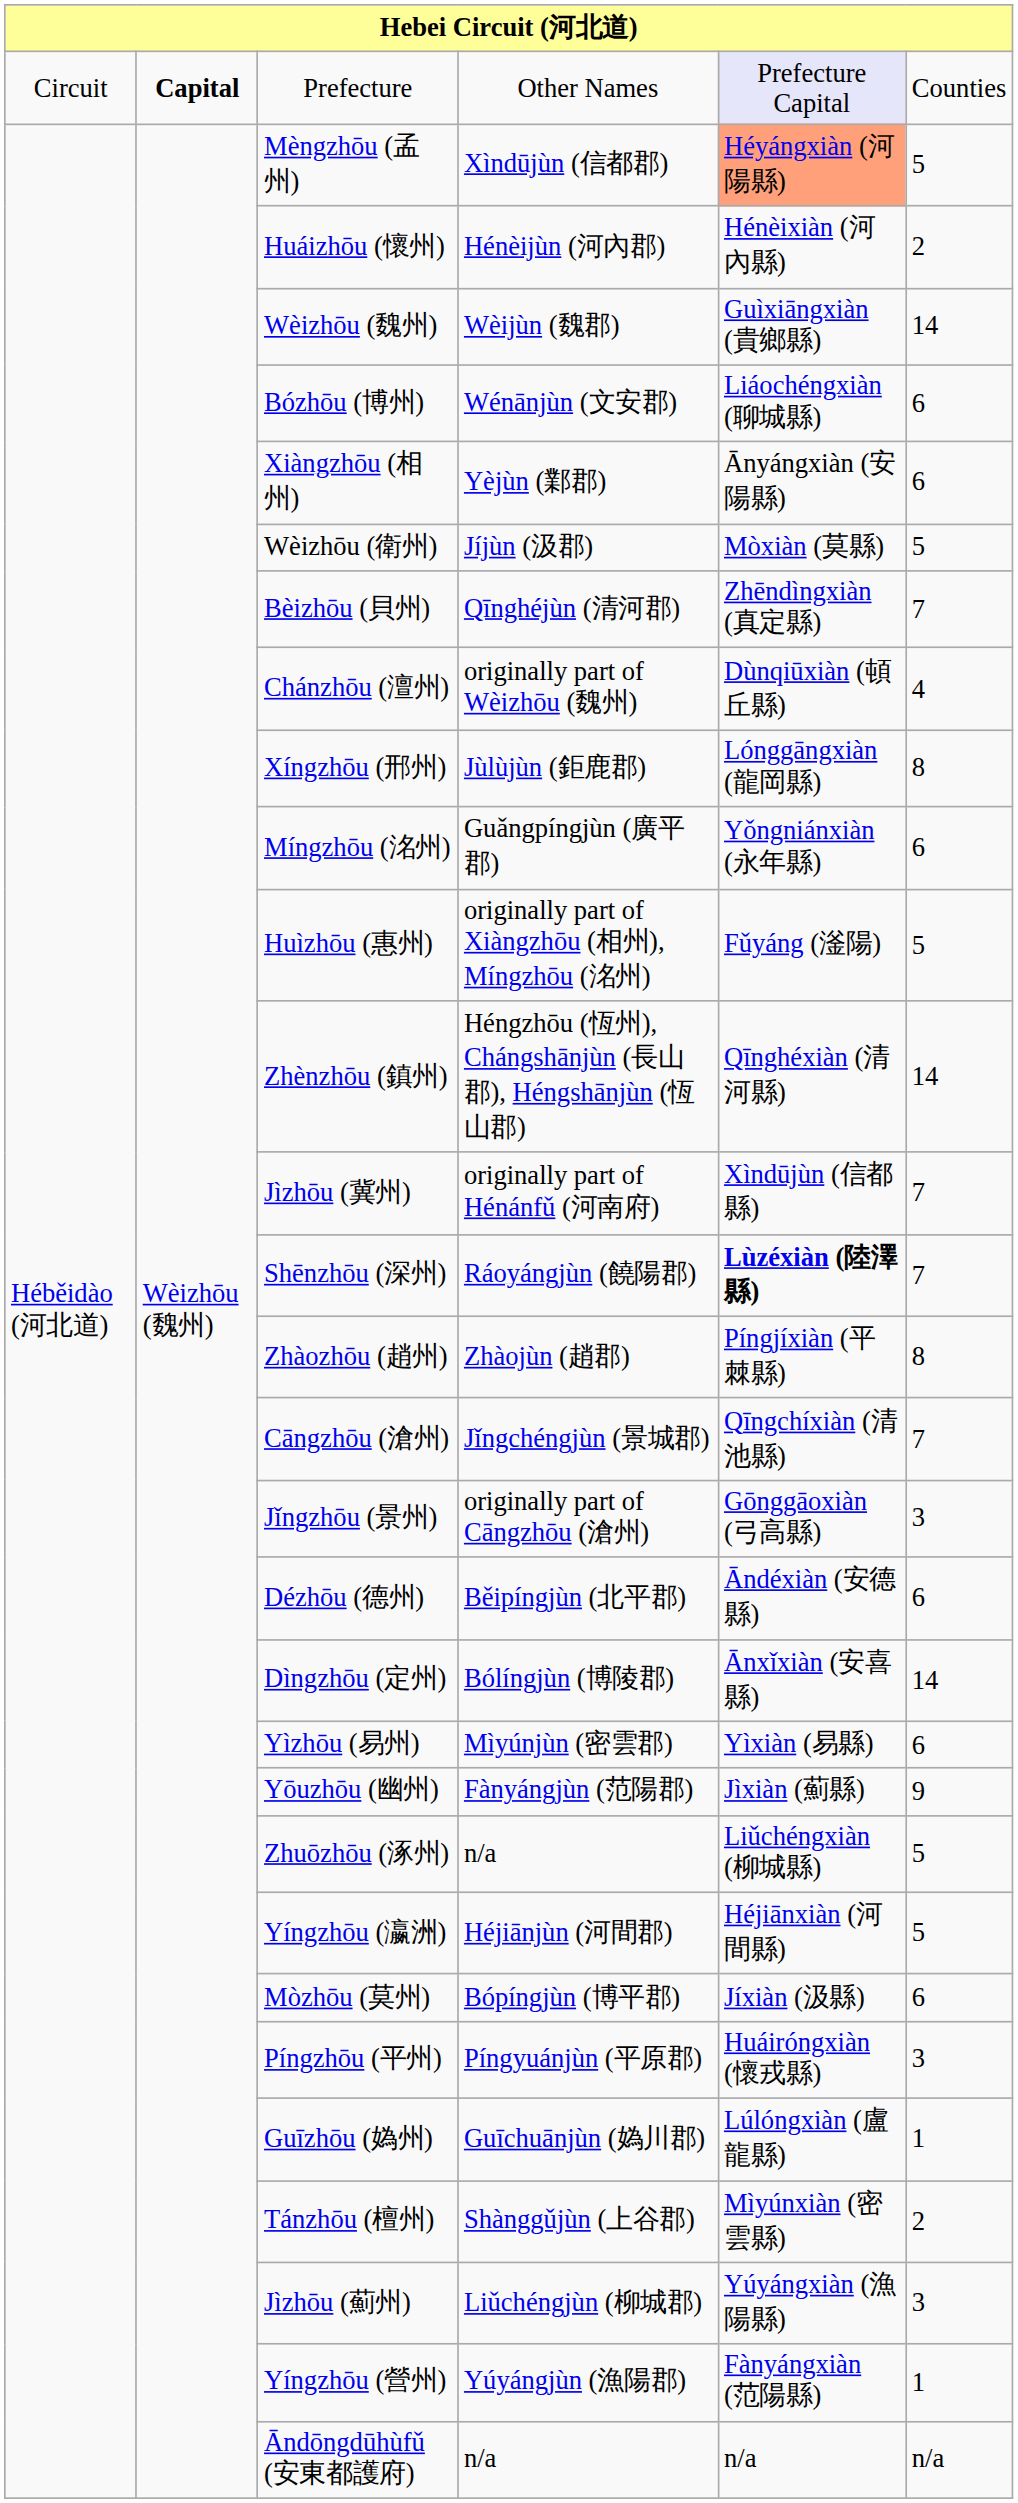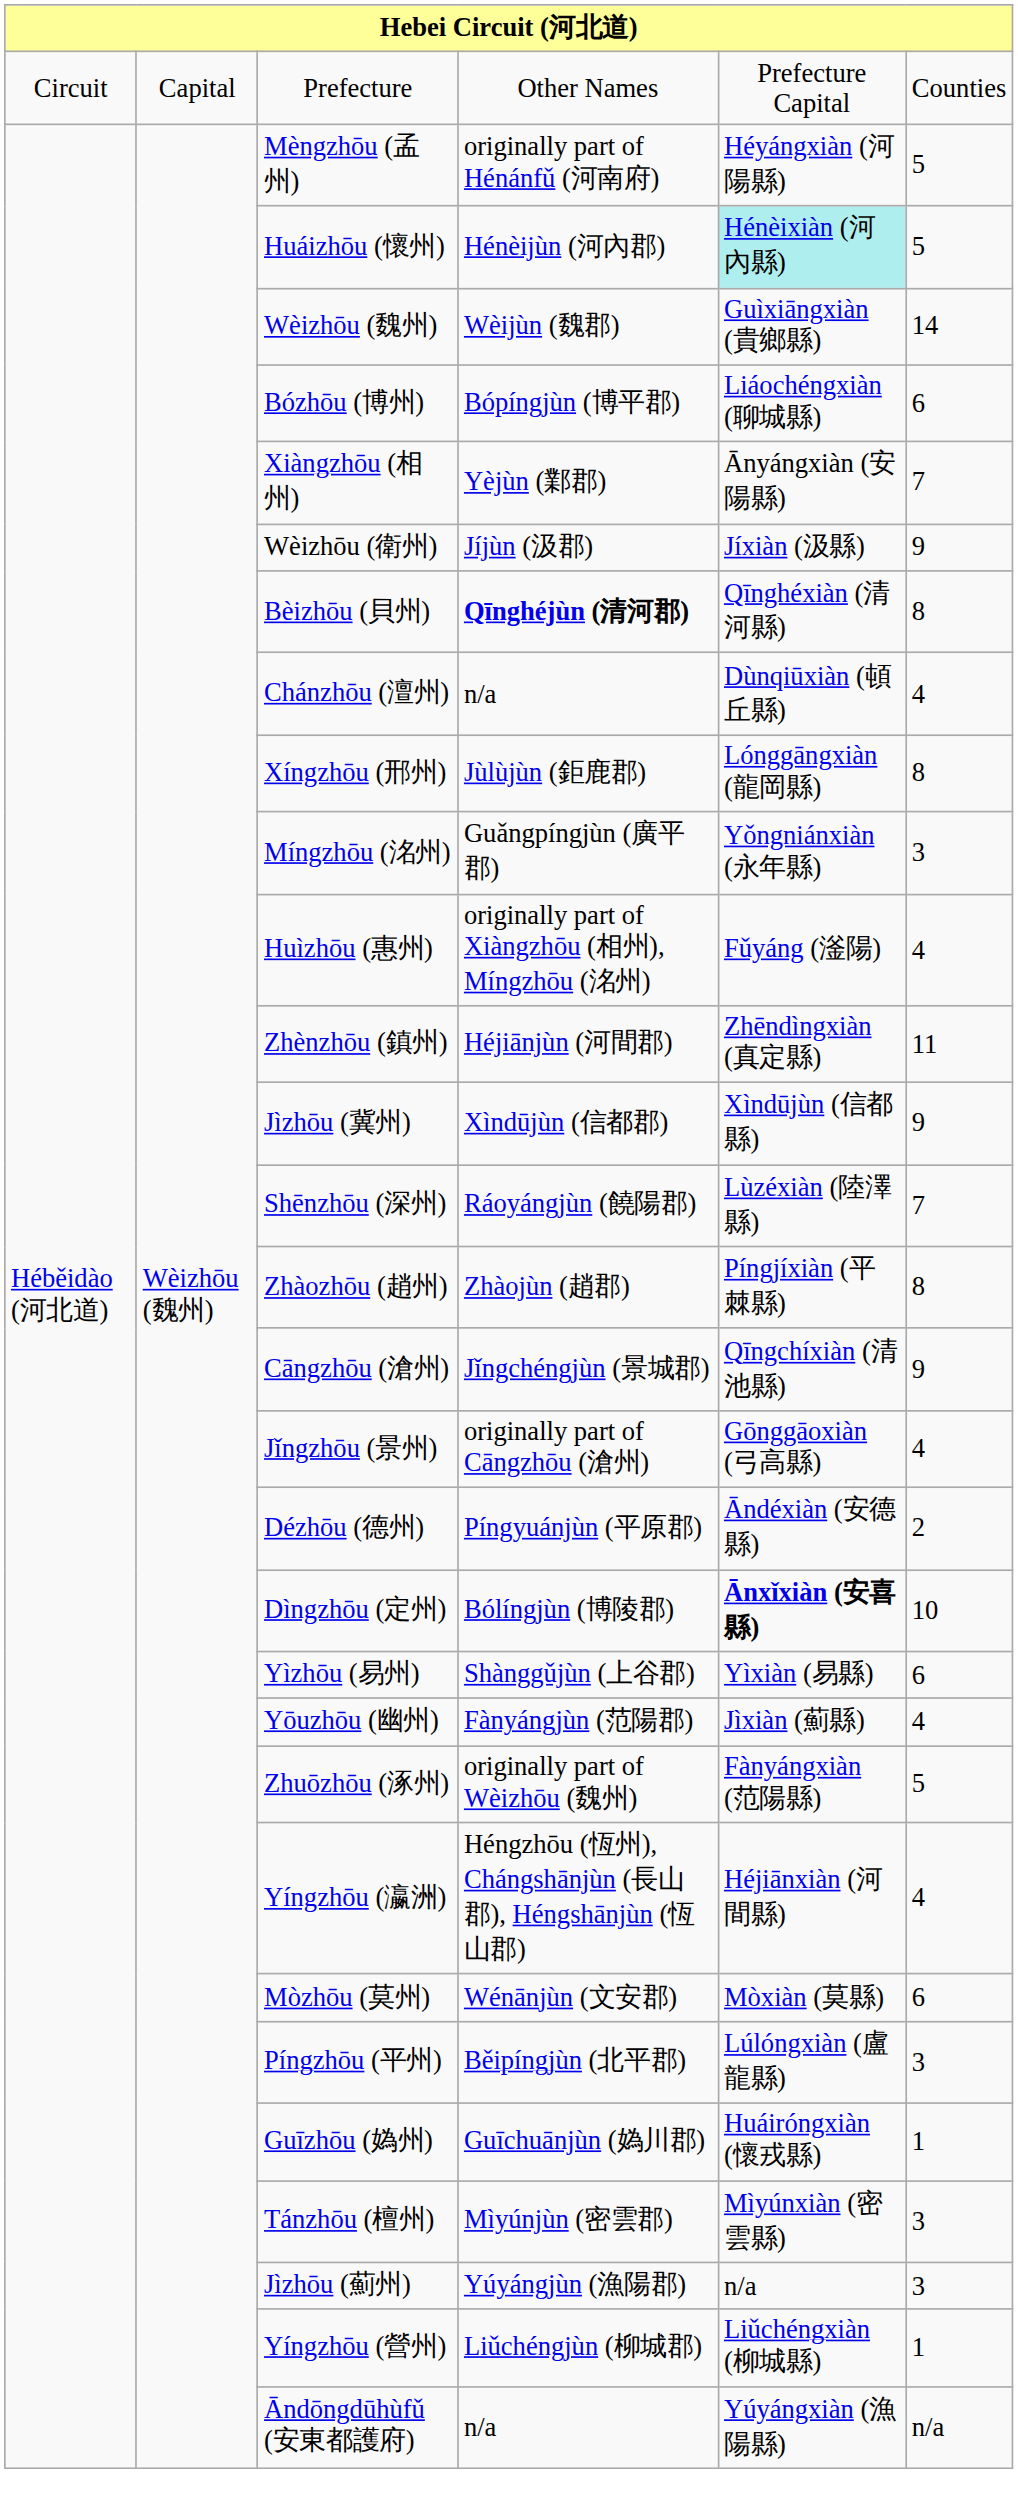(197, 87) bold -> (197, 87) normal
(812, 87) lavender background -> (812, 87) no background
(566, 163) Xìndūjùn (信都郡) -> (562, 162) originally part of Hénánfǔ (河南府)
(809, 163) lightsalmon background -> (809, 163) no background
(800, 245) no background -> (800, 245) paleturquoise background
(918, 246) 2 -> (918, 246) 5
(571, 402) Wénānjùn (文安郡) -> (572, 402) Bópíngjùn (博平郡)
(918, 482) 6 -> (918, 482) 7
(804, 546) Mòxiàn (莫縣) -> (794, 546) Jíxiàn (汲縣)
(918, 547) 5 -> (918, 547) 9
(572, 608) normal -> (576, 610) bold
(798, 607) Zhēndìngxiàn (真定縣) -> (807, 610) Qīnghéxiàn (清河縣)
(918, 609) 7 -> (918, 611) 8
(554, 686) originally part of Wèizhōu (魏州) -> (480, 693) n/a
(918, 847) 6 -> (918, 852) 3
(918, 944) 5 -> (918, 949) 4
(579, 1075) Héngzhōu (恆州), Chángshānjùn (長山郡), Héngshānjùn (恆山郡) -> (568, 1042) Héjiānjùn (河間郡)
(807, 1075) Qīnghéxiàn (清河縣) -> (798, 1042) Zhēndìngxiàn (真定縣)
(925, 1076) 14 -> (925, 1043) 11
(562, 1191) originally part of Hénánfǔ (河南府) -> (566, 1122) Xìndūjùn (信都郡)
(918, 1192) 7 -> (918, 1123) 9
(811, 1274) bold -> (808, 1204) normal
(918, 1438) 7 -> (918, 1369) 9
(918, 1518) 3 -> (918, 1448) 4
(575, 1596) Běipíngjùn (北平郡) -> (583, 1527) Píngyuánjùn (平原郡)
(918, 1597) 6 -> (918, 1528) 2
(808, 1678) normal -> (810, 1609) bold
(925, 1679) 14 -> (925, 1610) 10
(568, 1743) Mìyúnjùn (密雲郡) -> (579, 1673) Shànggǔjùn (上谷郡)
(918, 1791) 9 -> (918, 1721) 4
(480, 1853) n/a -> (554, 1782) originally part of Wèizhōu (魏州)
(797, 1851) Liǔchéngxiàn (柳城縣) -> (793, 1782) Fànyángxiàn (范陽縣)
(568, 1932) Héjiānjùn (河間郡) -> (579, 1897) Héngzhōu (恆州), Chángshānjùn (長山郡), Héngshānjùn (恆山郡)
(918, 1932) 5 -> (918, 1898) 4
(572, 1996) Bópíngjùn (博平郡) -> (571, 1996) Wénānjùn (文安郡)
(794, 1996) Jíxiàn (汲縣) -> (804, 1996) Mòxiàn (莫縣)
(583, 2058) Píngyuánjùn (平原郡) -> (575, 2061) Běipíngjùn (北平郡)
(797, 2057) Huáiróngxiàn (懷戎縣) -> (806, 2061) Lúlóngxiàn (盧龍縣)
(806, 2138) Lúlóngxiàn (盧龍縣) -> (797, 2139) Huáiróngxiàn (懷戎縣)
(579, 2220) Shànggǔjùn (上谷郡) -> (568, 2220) Mìyúnjùn (密雲郡)
(918, 2220) 2 -> (918, 2220) 3
(583, 2302) Liǔchéngjùn (柳城郡) -> (575, 2284) Yúyángjùn (漁陽郡)
(810, 2302) Yúyángxiàn (漁陽縣) -> (740, 2285) n/a
(575, 2381) Yúyángjùn (漁陽郡) -> (583, 2346) Liǔchéngjùn (柳城郡)
(793, 2380) Fànyángxiàn (范陽縣) -> (797, 2345) Liǔchéngxiàn (柳城縣)
(740, 2459) n/a -> (810, 2426) Yúyángxiàn (漁陽縣)
